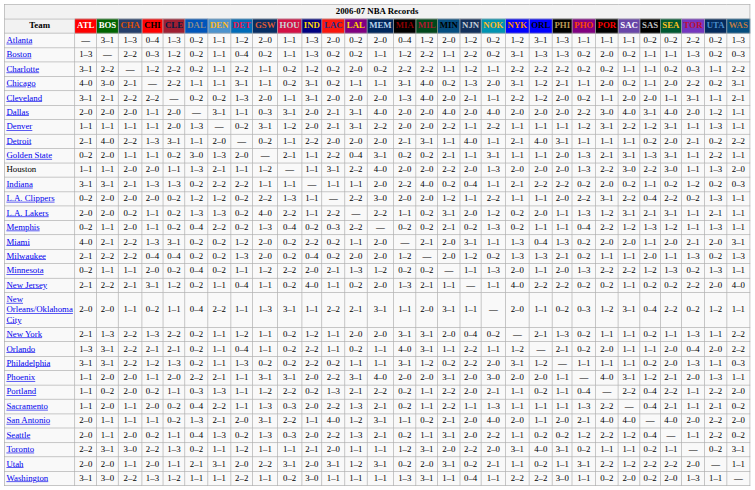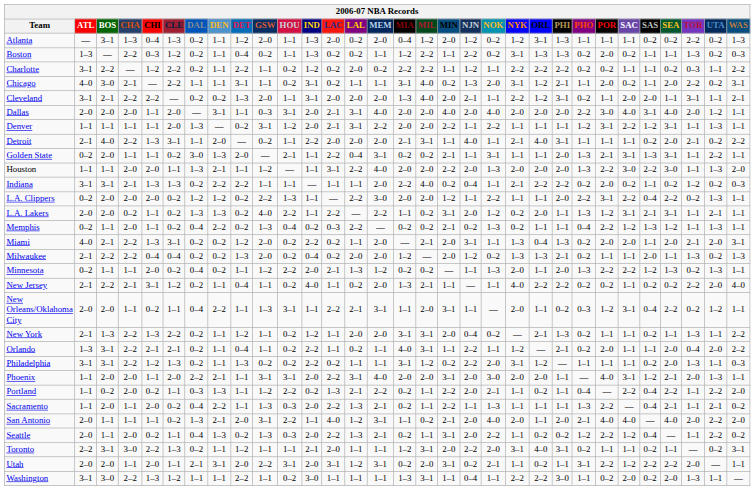(562, 97) 2–0 -> (562, 97) 3–1
